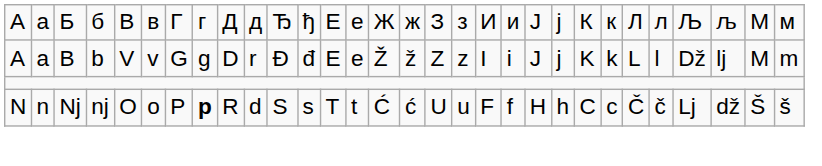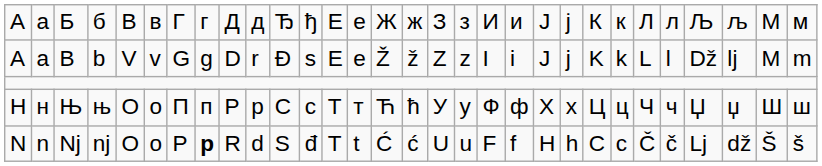(309, 58) đ -> (310, 58) s
+ row: (18, 107)
(308, 107) s -> (311, 142) đ
